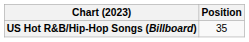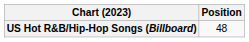(222, 28) 35 -> (222, 28) 48
